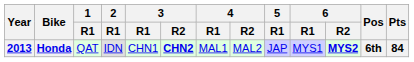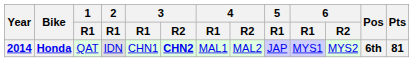(19, 49) 2013 -> (19, 49) 2014
(343, 49) bold -> (343, 49) normal
(397, 49) 84 -> (397, 49) 81
